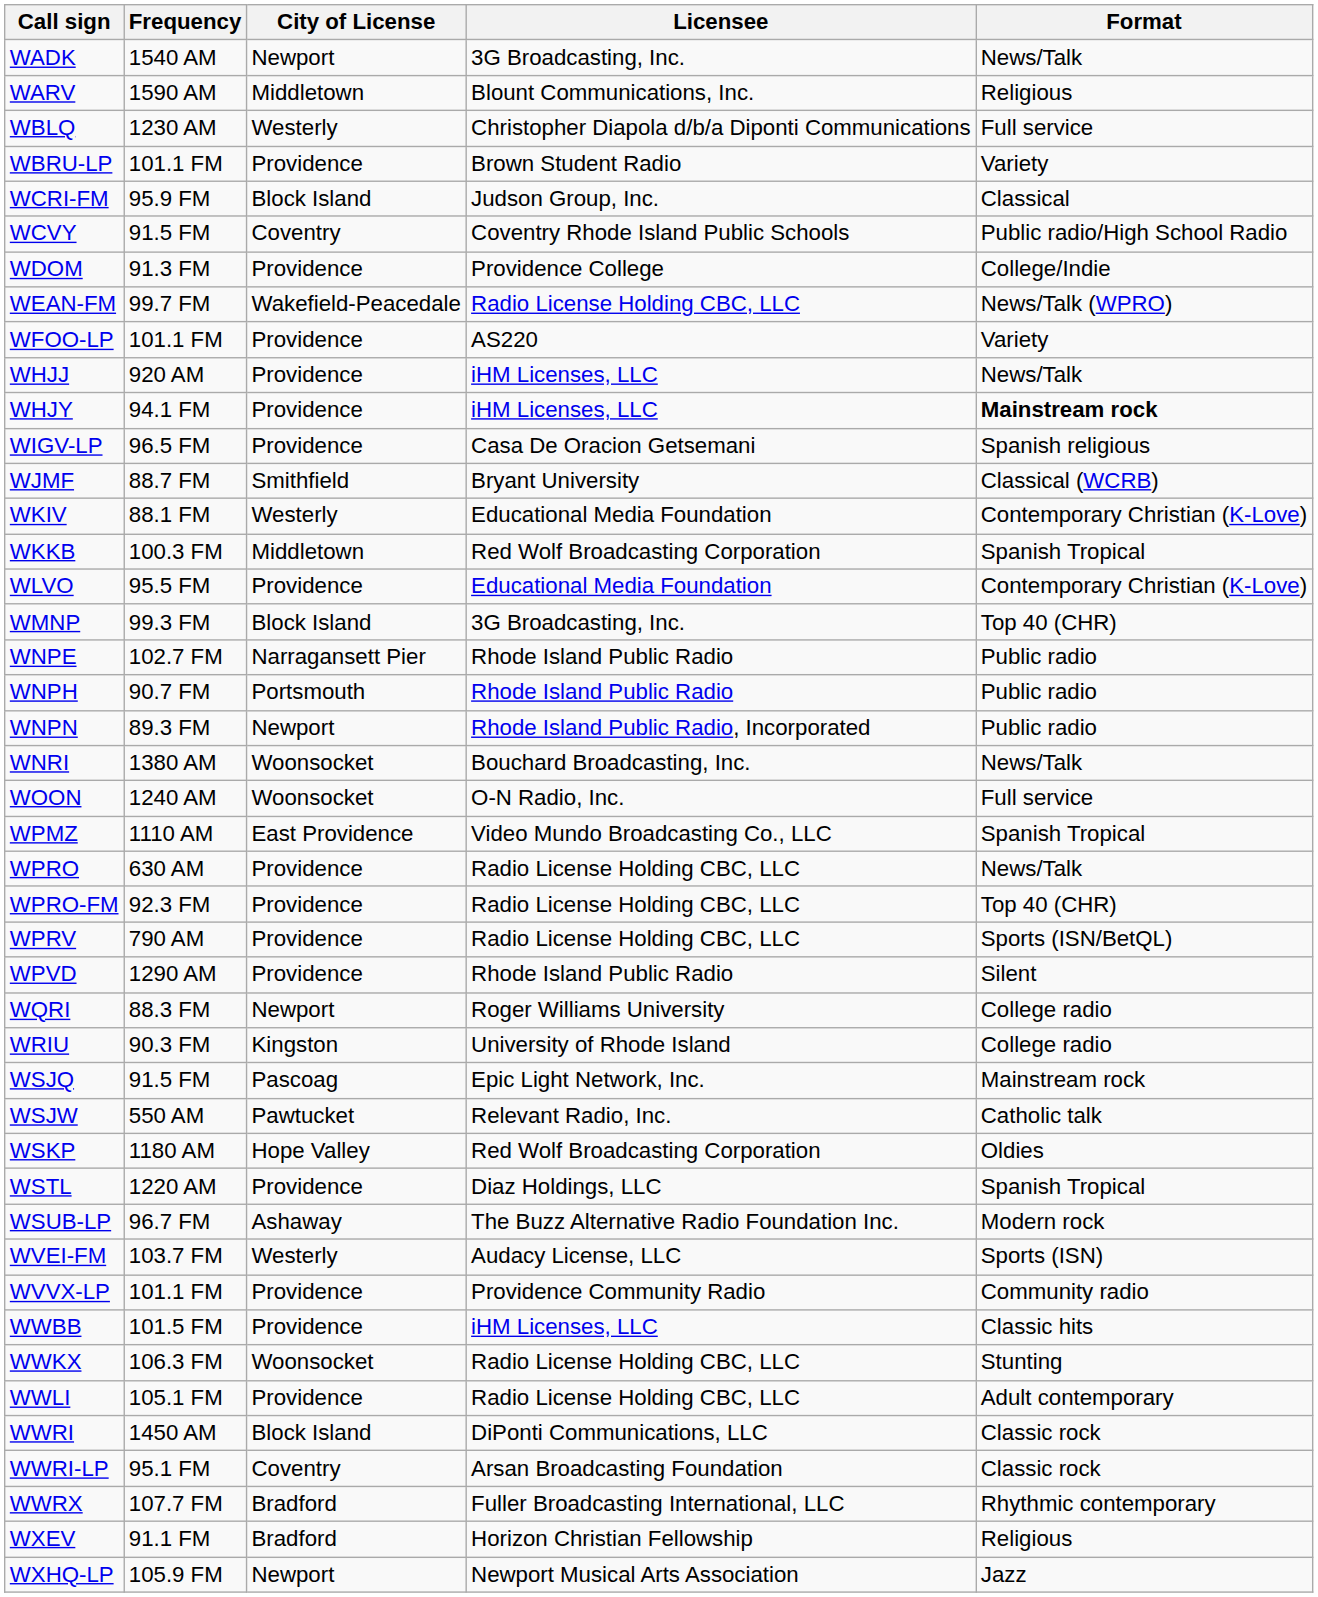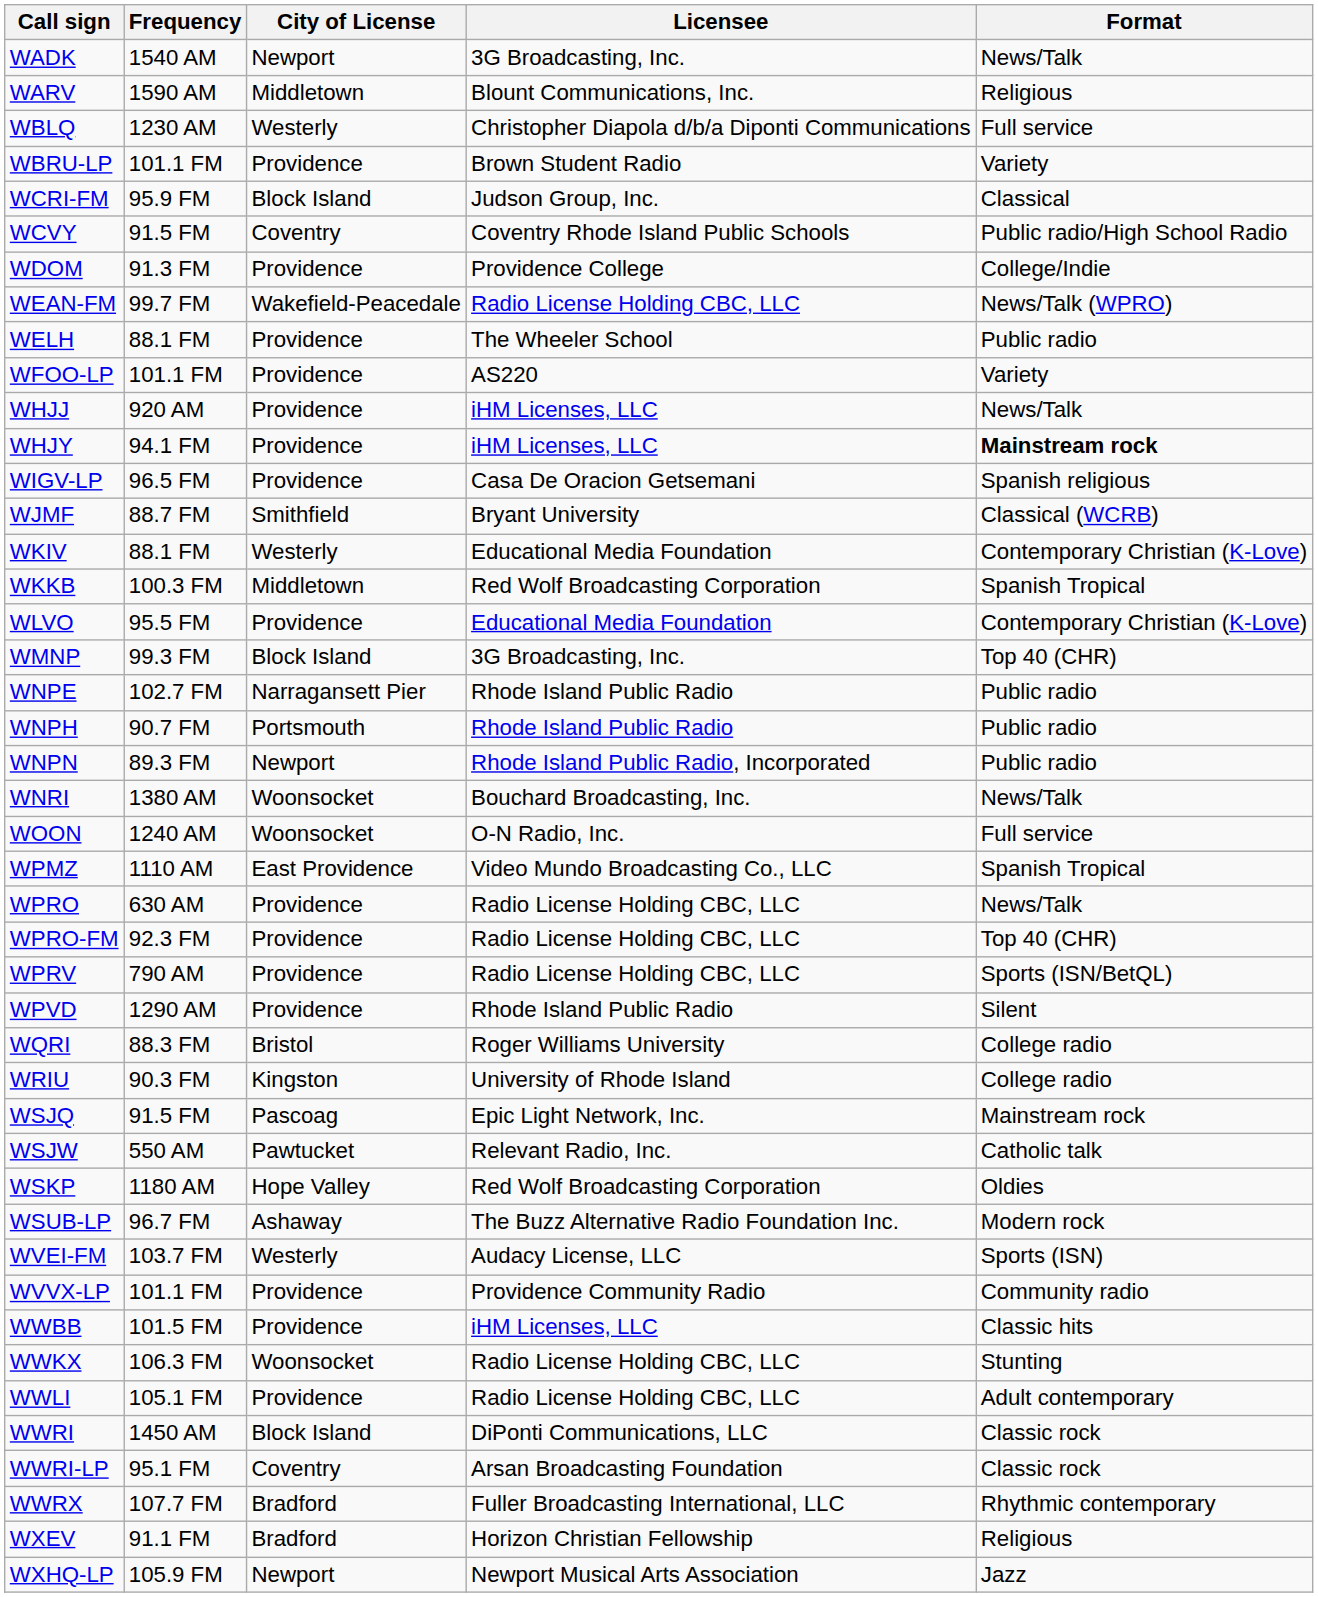+ row: (42, 339)
(293, 1009) Newport -> (282, 1045) Bristol
- row: (41, 1186)
